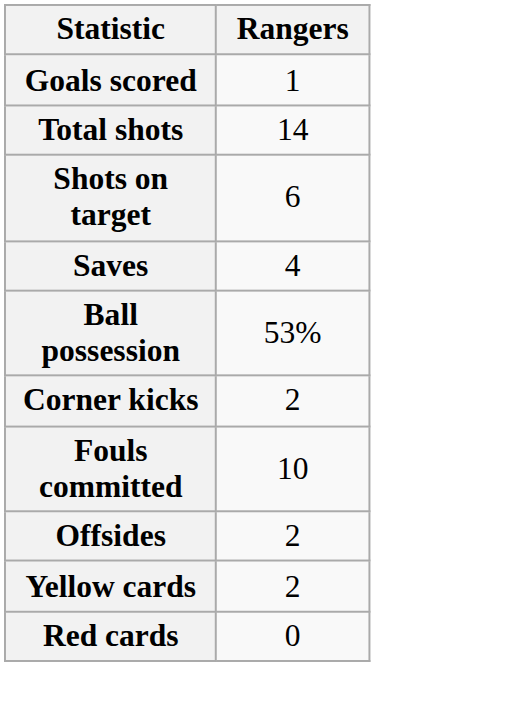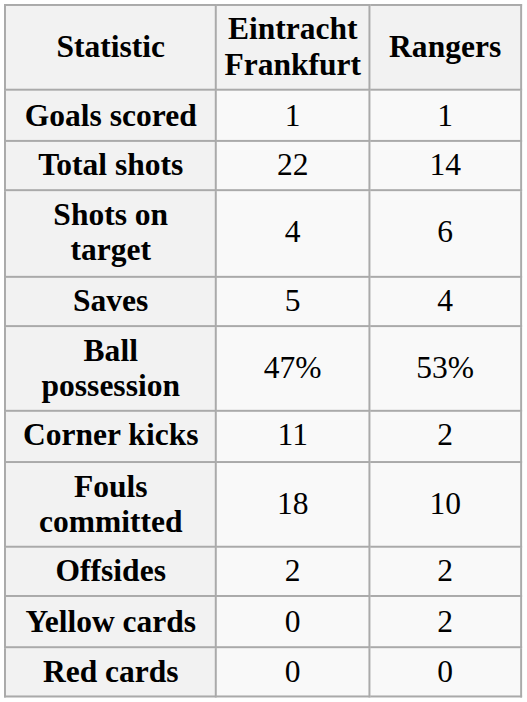+ column: (293, 47)
